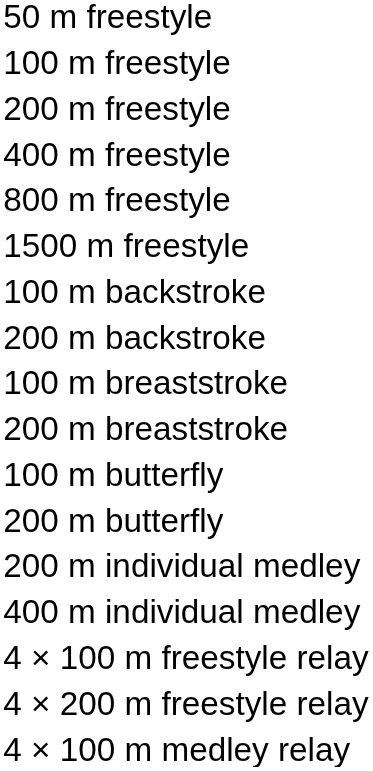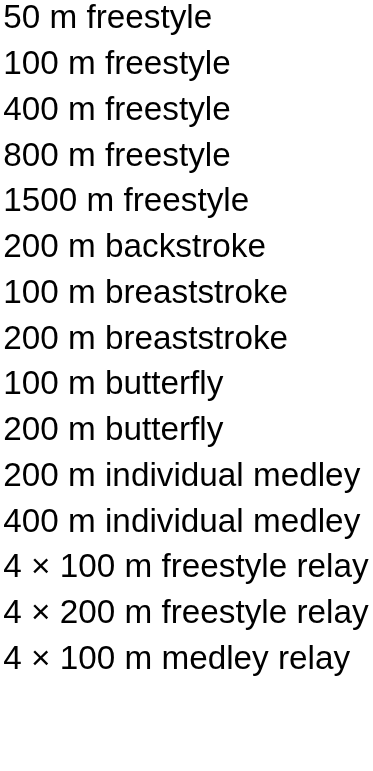- row: (117, 108)
- row: (135, 291)
